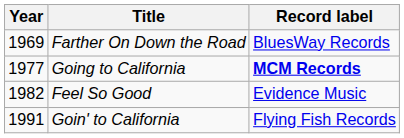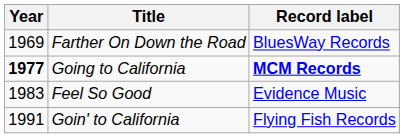(26, 68) normal -> (26, 68) bold
(26, 94) 1982 -> (26, 94) 1983
